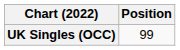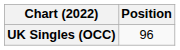(147, 34) 99 -> (147, 34) 96
